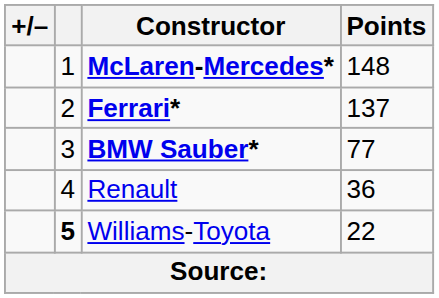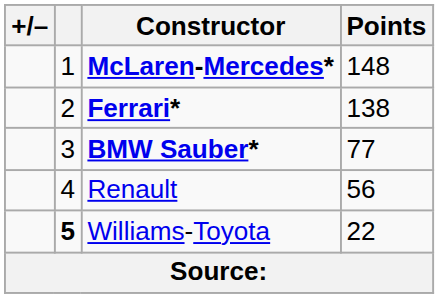(368, 107) 137 -> (368, 107) 138
(361, 190) 36 -> (361, 190) 56
